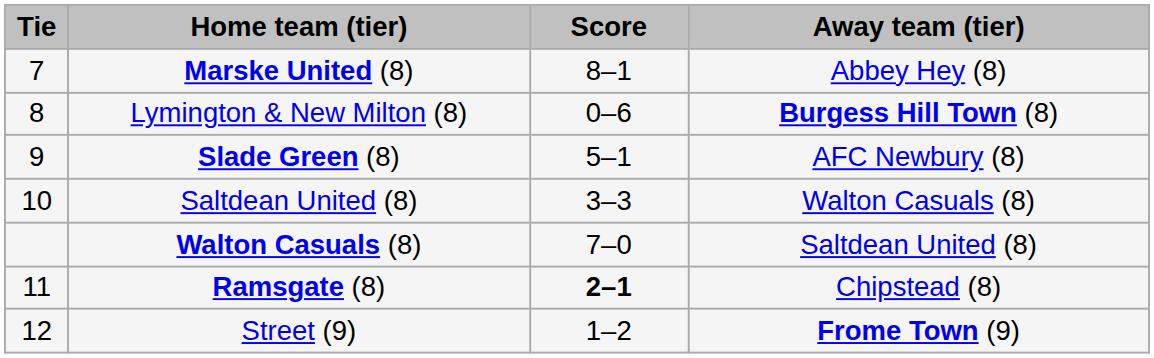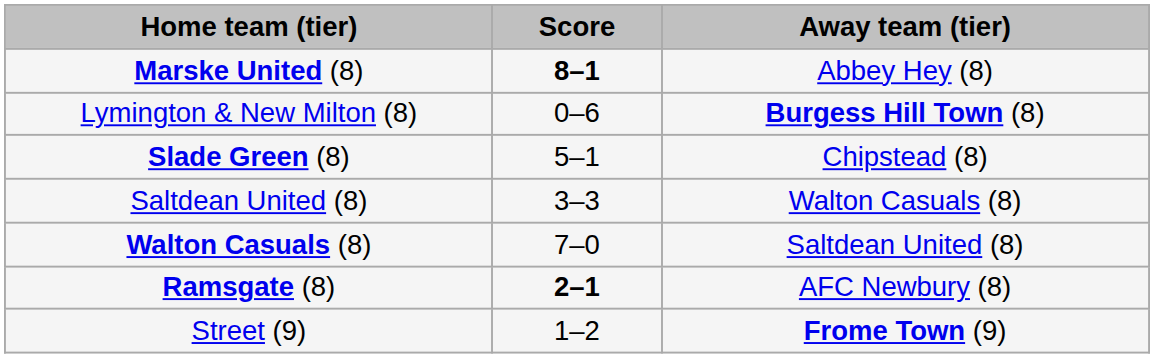- column: (37, 27)
(609, 71) normal -> (577, 71) bold
(919, 157) AFC Newbury (8) -> (905, 157) Chipstead (8)
(919, 288) Chipstead (8) -> (905, 288) AFC Newbury (8)
